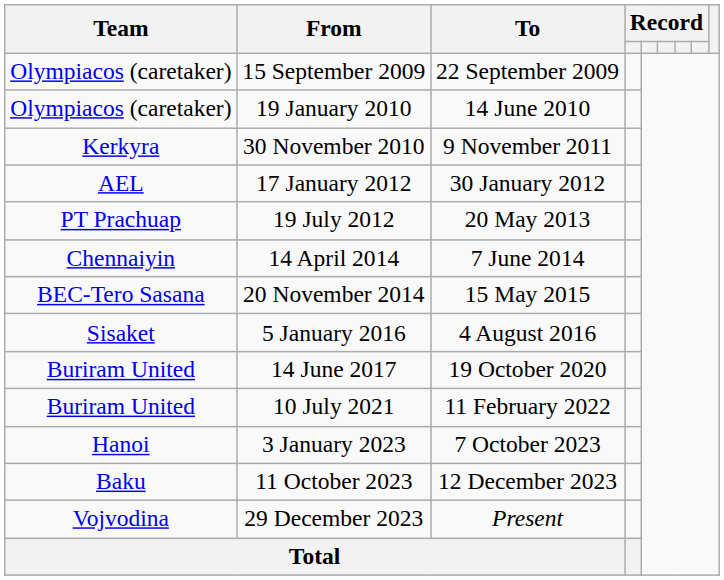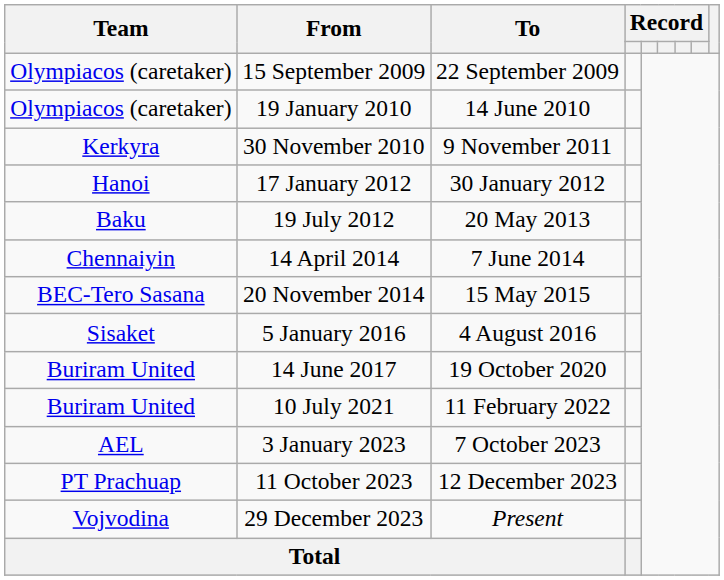(121, 183) AEL -> (121, 183) Hanoi
(121, 220) PT Prachuap -> (121, 220) Baku
(121, 444) Hanoi -> (121, 444) AEL
(121, 481) Baku -> (121, 481) PT Prachuap
